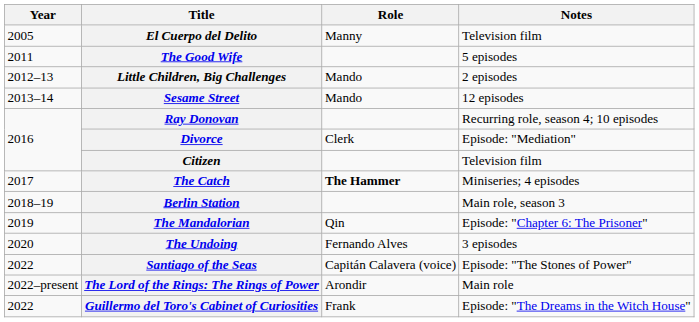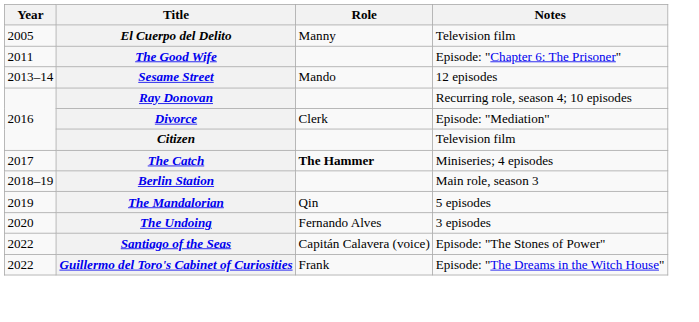(490, 56) 5 episodes -> (528, 56) Episode: "Chapter 6: The Prisoner"
- row: (202, 77)
(555, 222) Episode: "Chapter 6: The Prisoner" -> (463, 202) 5 episodes
- row: (202, 285)
